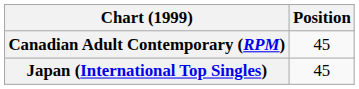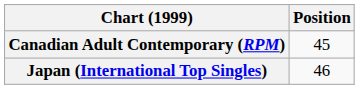(322, 71) 45 -> (322, 71) 46
